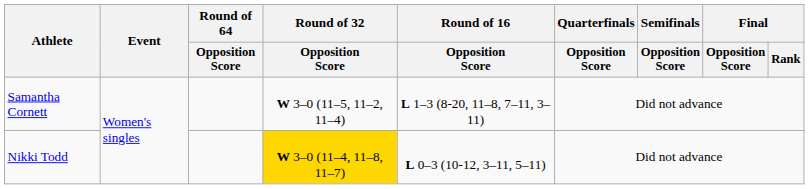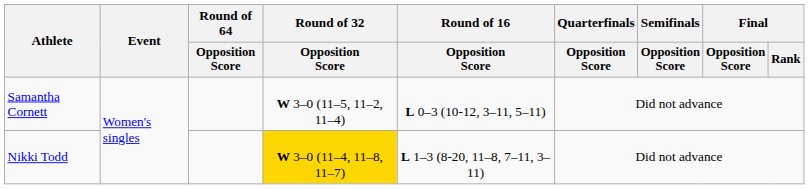(476, 112) L 1–3 (8-20, 11–8, 7–11, 3–11) -> (476, 112) L 0–3 (10-12, 3–11, 5–11)
(476, 165) L 0–3 (10-12, 3–11, 5–11) -> (476, 165) L 1–3 (8-20, 11–8, 7–11, 3–11)
